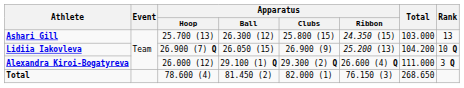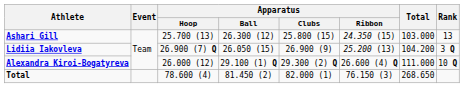(448, 49) 10 Q -> (448, 49) 3 Q
(448, 62) 3 Q -> (448, 62) 10 Q
